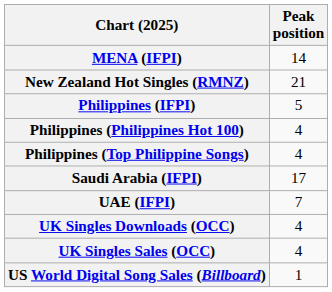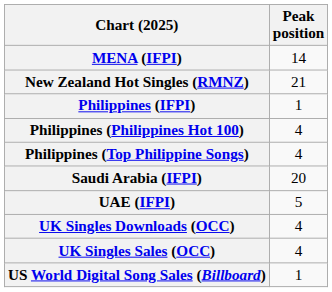(298, 105) 5 -> (298, 105) 1
(298, 178) 17 -> (298, 178) 20
(298, 202) 7 -> (298, 202) 5
